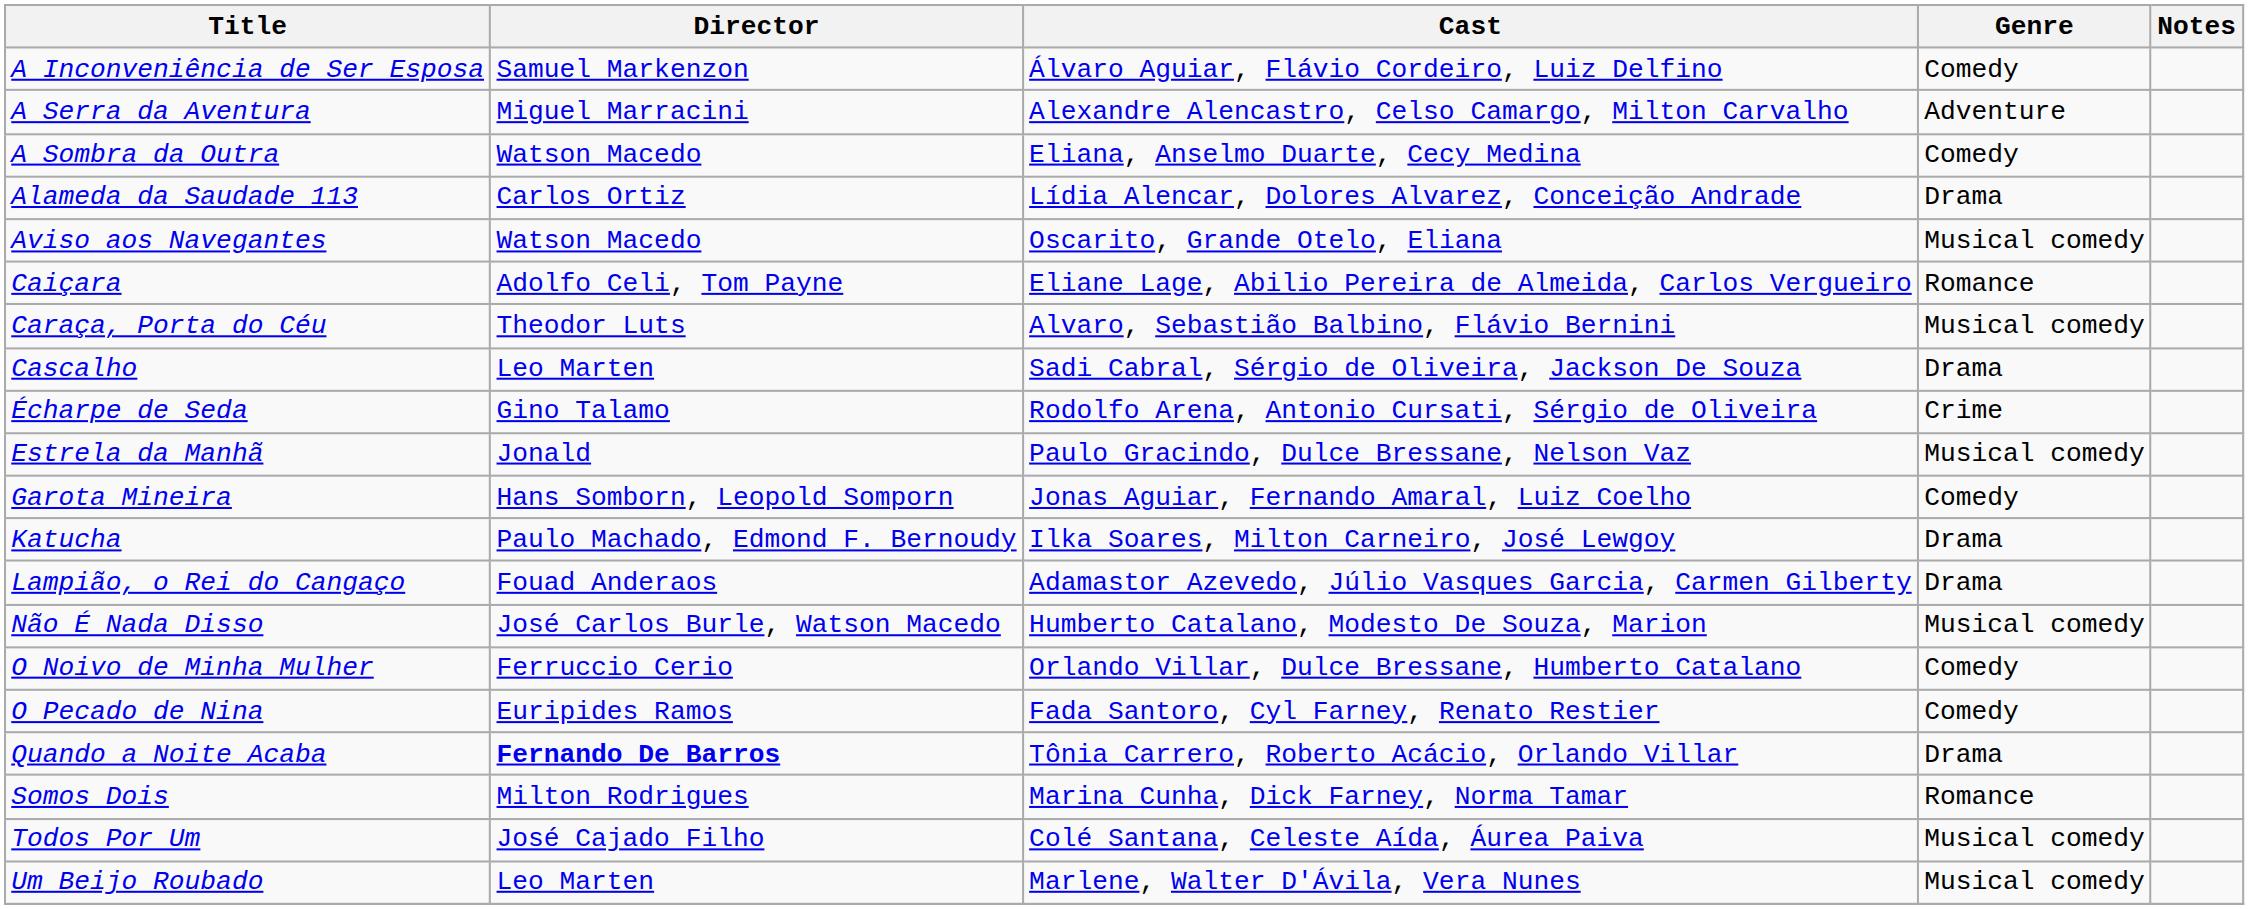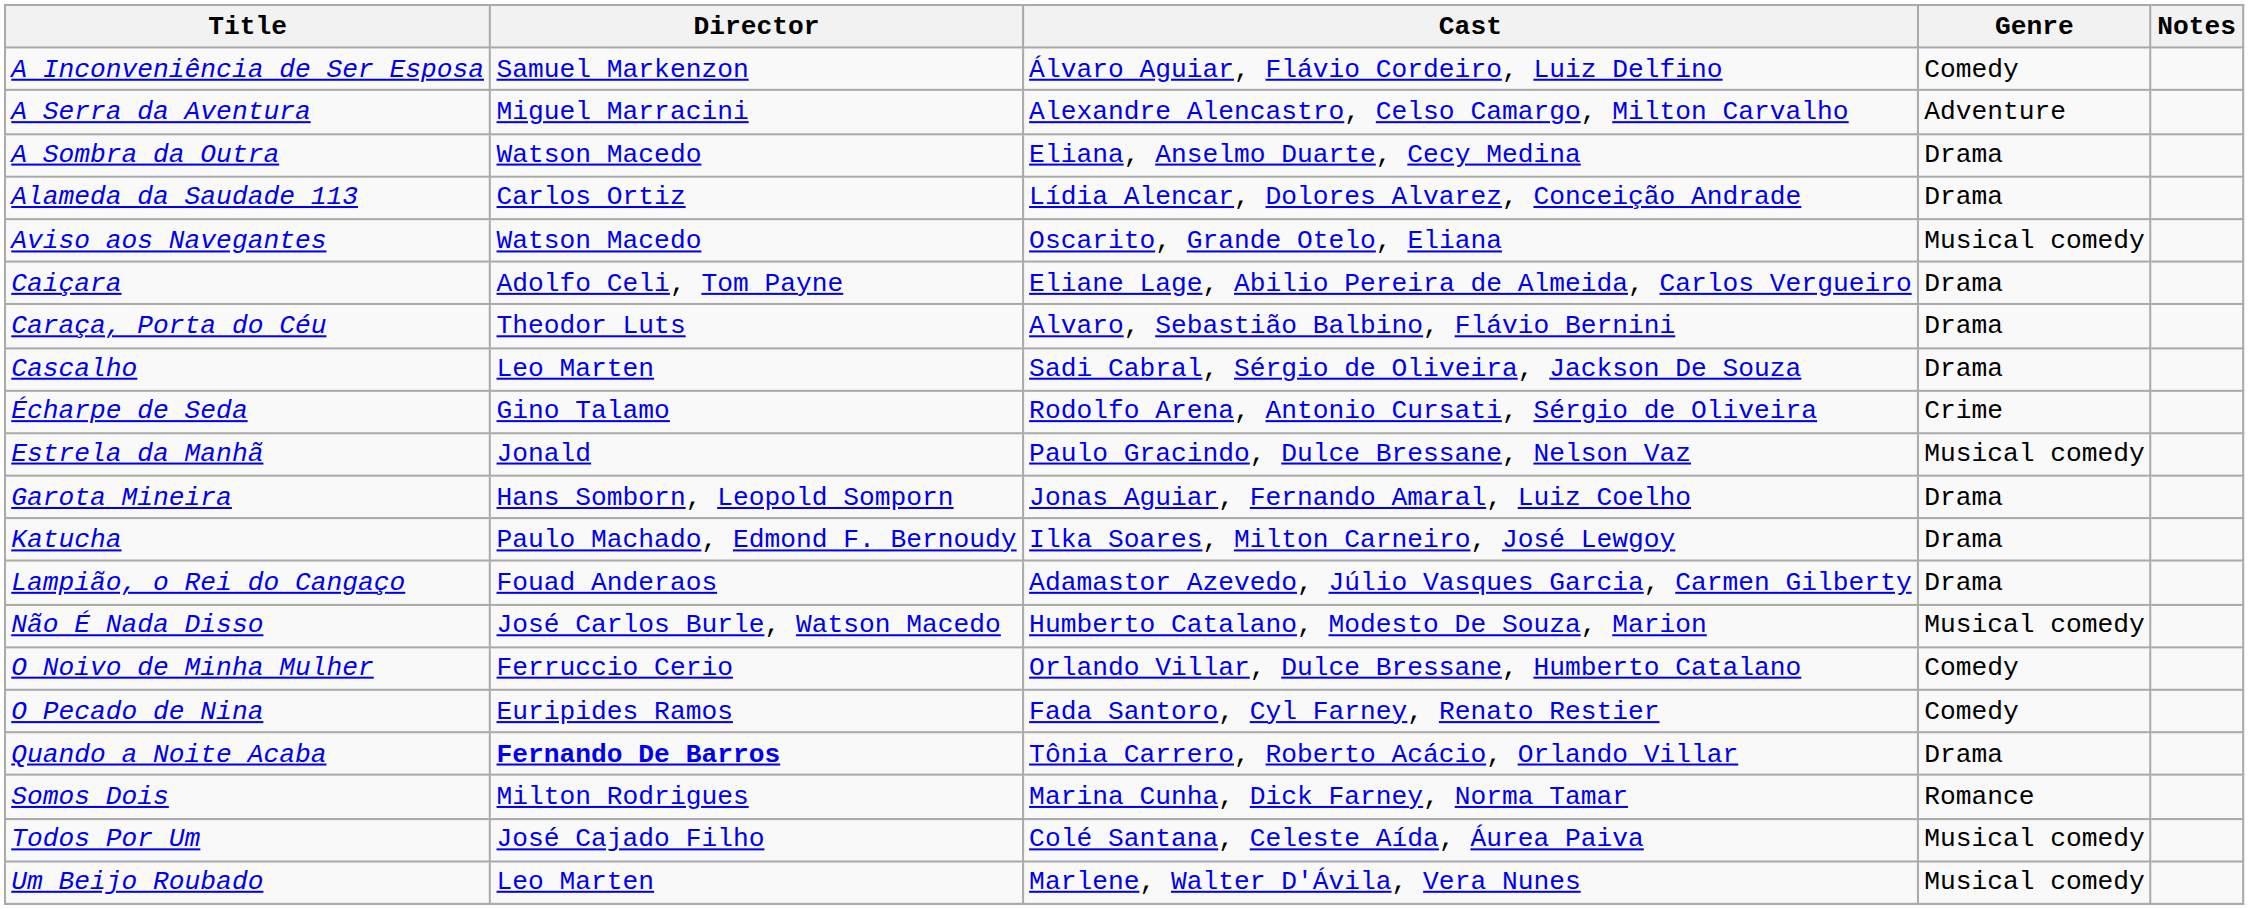(1971, 155) Comedy -> (1964, 155) Drama
(1979, 283) Romance -> (1964, 283) Drama
(2035, 326) Musical comedy -> (1964, 326) Drama
(1971, 497) Comedy -> (1964, 497) Drama
